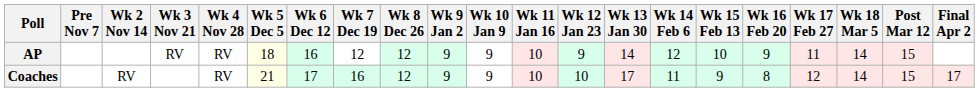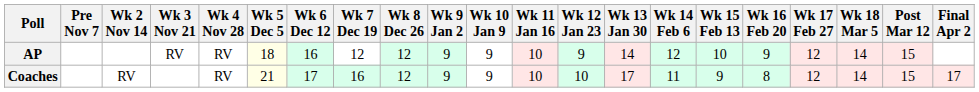(813, 53) 11 -> (813, 53) 12
